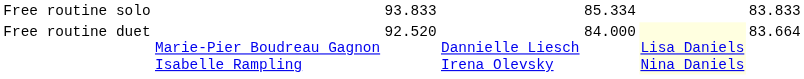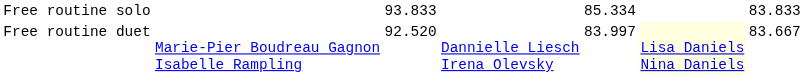(610, 32) 84.000 -> (610, 32) 83.997
(775, 32) 83.664 -> (775, 32) 83.667
